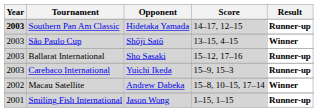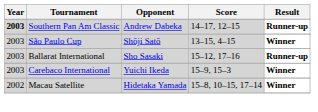(158, 26) Hidetaka Yamada -> (153, 26) Andrew Dabeka
(290, 71) Runner-up -> (281, 71) Winner
(155, 85) Andrew Dabeka -> (155, 85) Hidetaka Yamada
- row: (75, 100)
